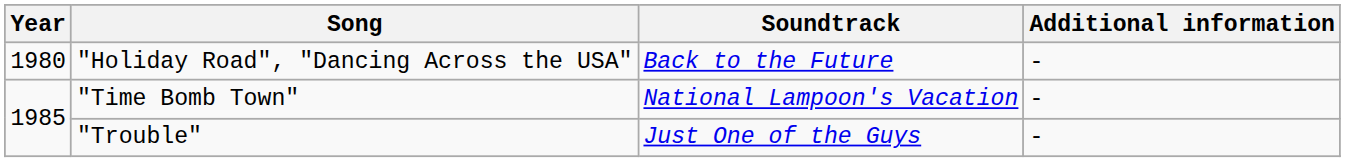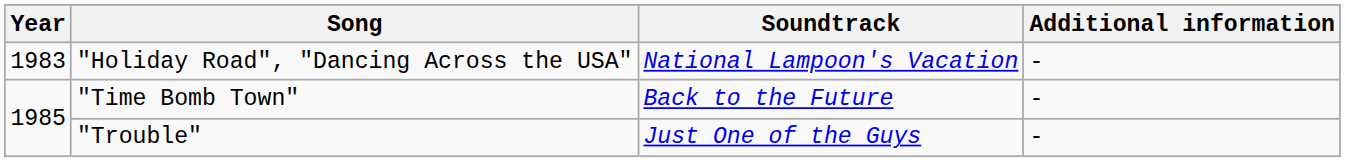(38, 61) 1980 -> (38, 61) 1983
(768, 61) Back to the Future -> (831, 61) National Lampoon's Vacation
(831, 99) National Lampoon's Vacation -> (768, 99) Back to the Future
